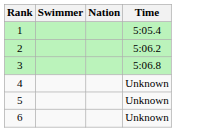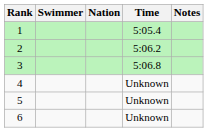+ column: (187, 13)
